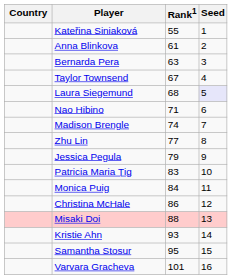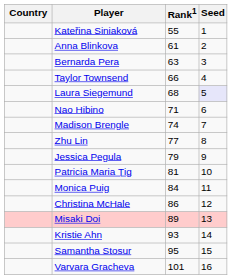(173, 77) 67 -> (173, 77) 66
(173, 172) 83 -> (173, 172) 81
(173, 219) 88 -> (173, 219) 89
